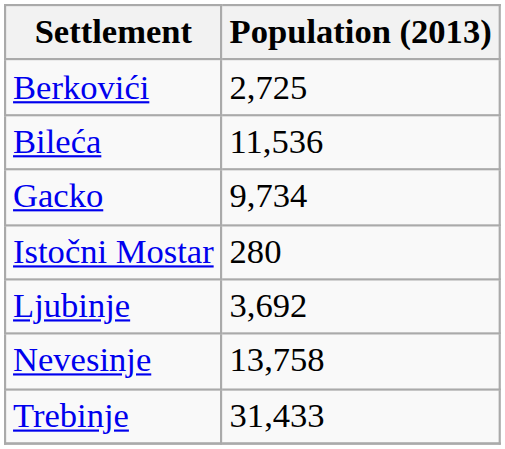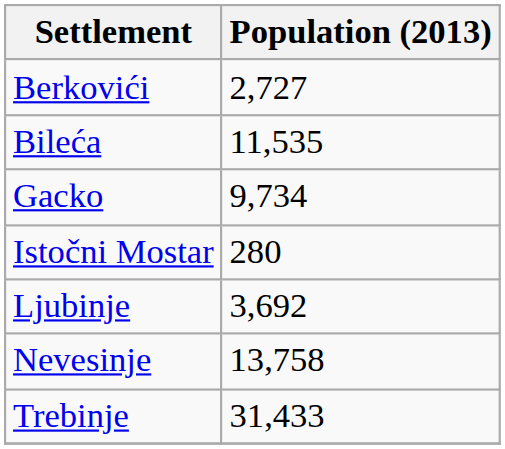(268, 86) 2,725 -> (268, 86) 2,727
(276, 141) 11,536 -> (276, 141) 11,535
